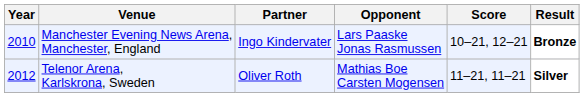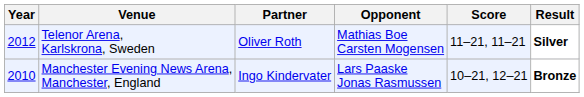rows swapped: (137, 42) <-> (98, 76)
